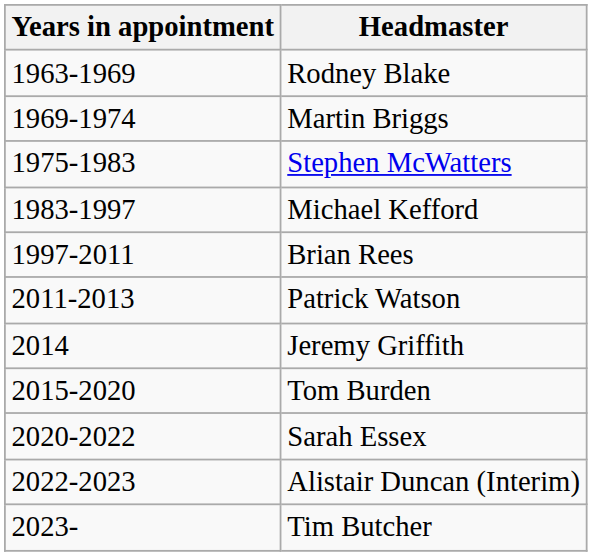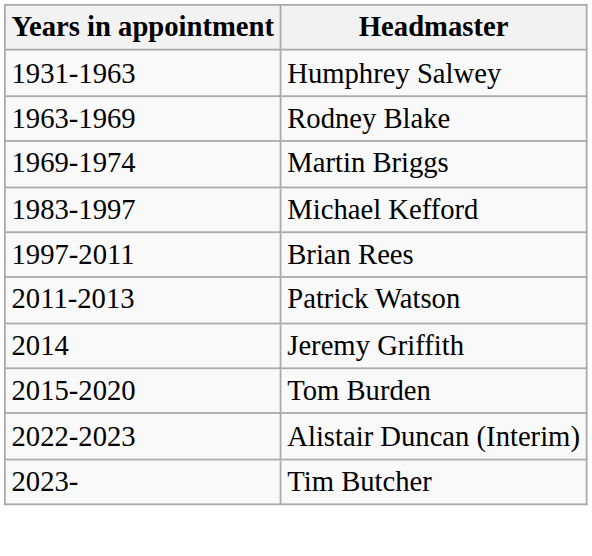+ row: (394, 72)
- row: (399, 163)
- row: (357, 436)
